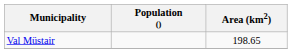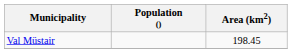(247, 40) 198.65 -> (247, 40) 198.45
